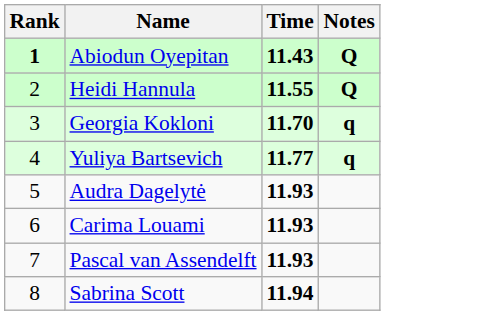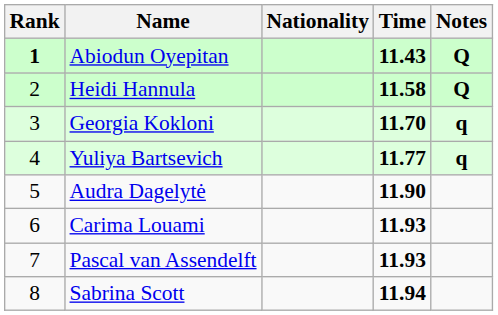+ column: (318, 21)
(290, 89) 11.55 -> (402, 89) 11.58
(290, 191) 11.93 -> (402, 191) 11.90
